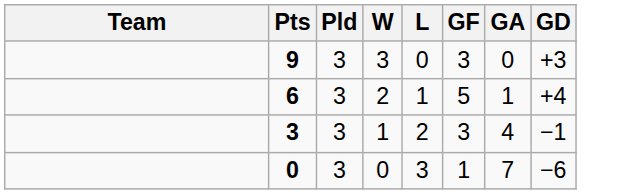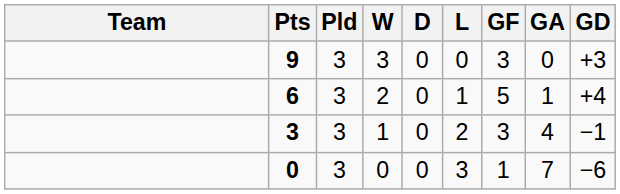+ column: (422, 22)
